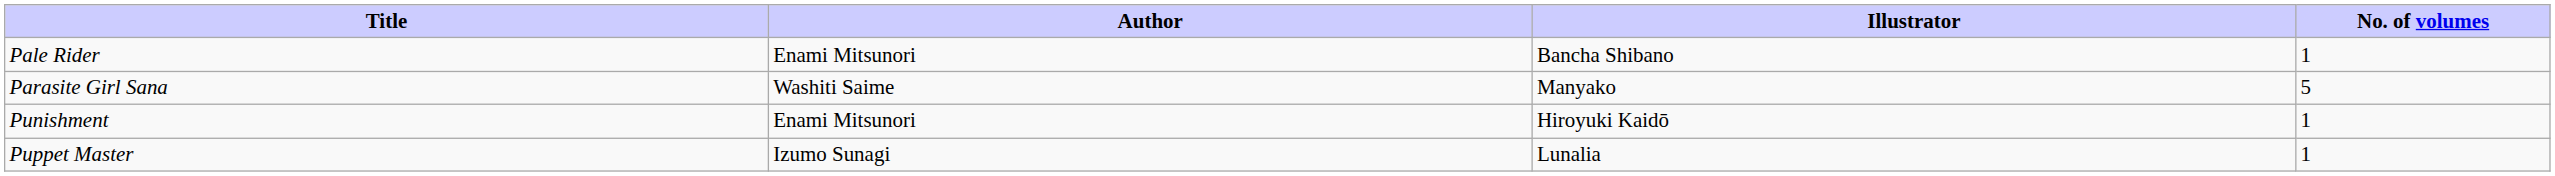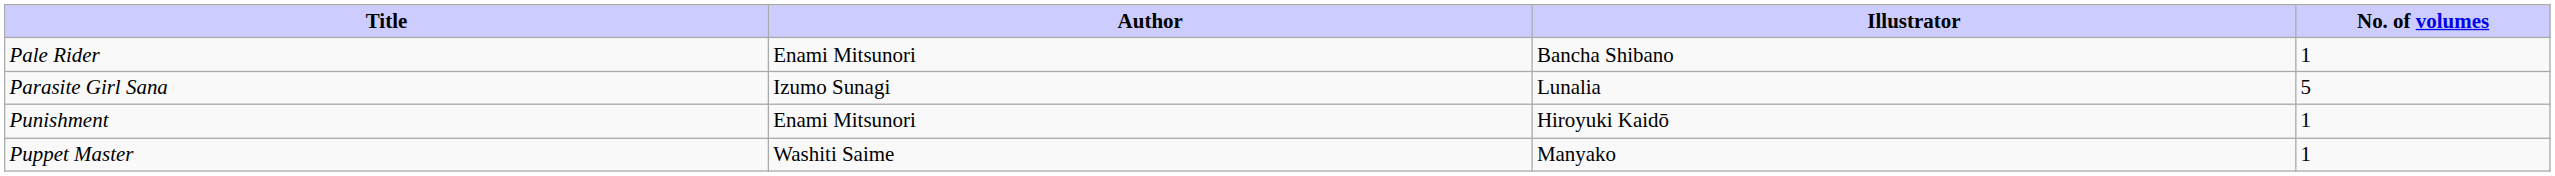(834, 87) Washiti Saime -> (832, 87) Izumo Sunagi
(1576, 87) Manyako -> (1569, 87) Lunalia
(832, 154) Izumo Sunagi -> (834, 154) Washiti Saime
(1569, 154) Lunalia -> (1576, 154) Manyako
